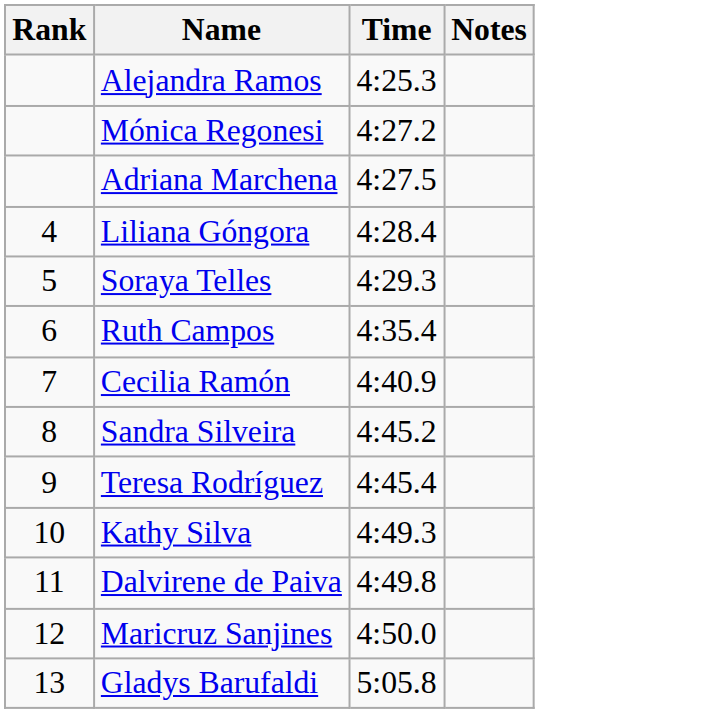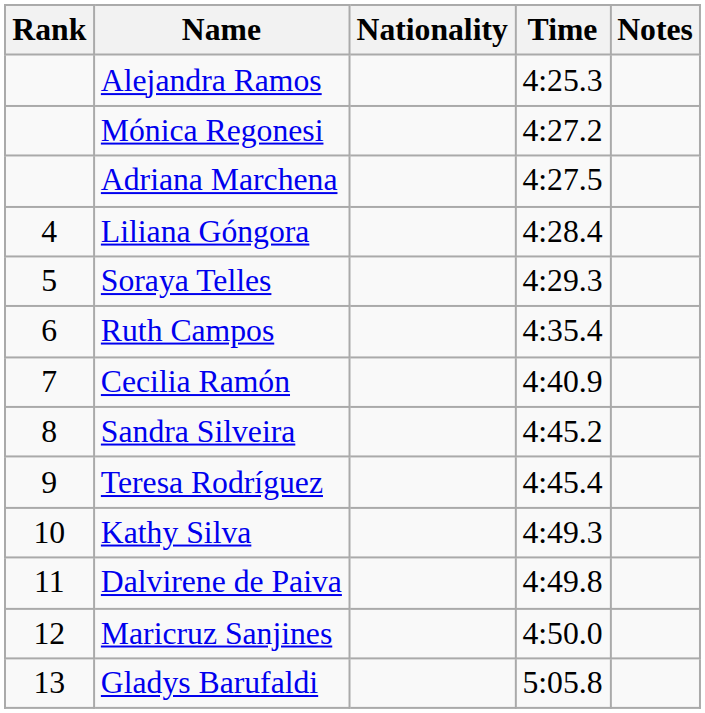+ column: (432, 29)
